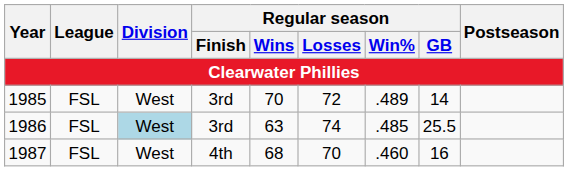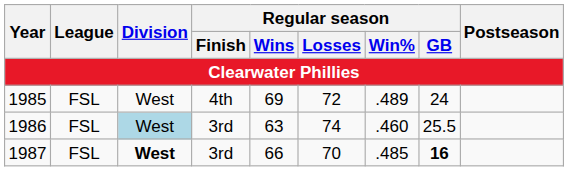(221, 99) 3rd -> (221, 99) 4th
(274, 99) 70 -> (274, 99) 69
(439, 99) 14 -> (439, 99) 24
(392, 126) .485 -> (392, 126) .460
(155, 153) normal -> (155, 153) bold
(221, 153) 4th -> (221, 153) 3rd
(274, 153) 68 -> (274, 153) 66
(392, 153) .460 -> (392, 153) .485
(439, 153) normal -> (439, 153) bold
